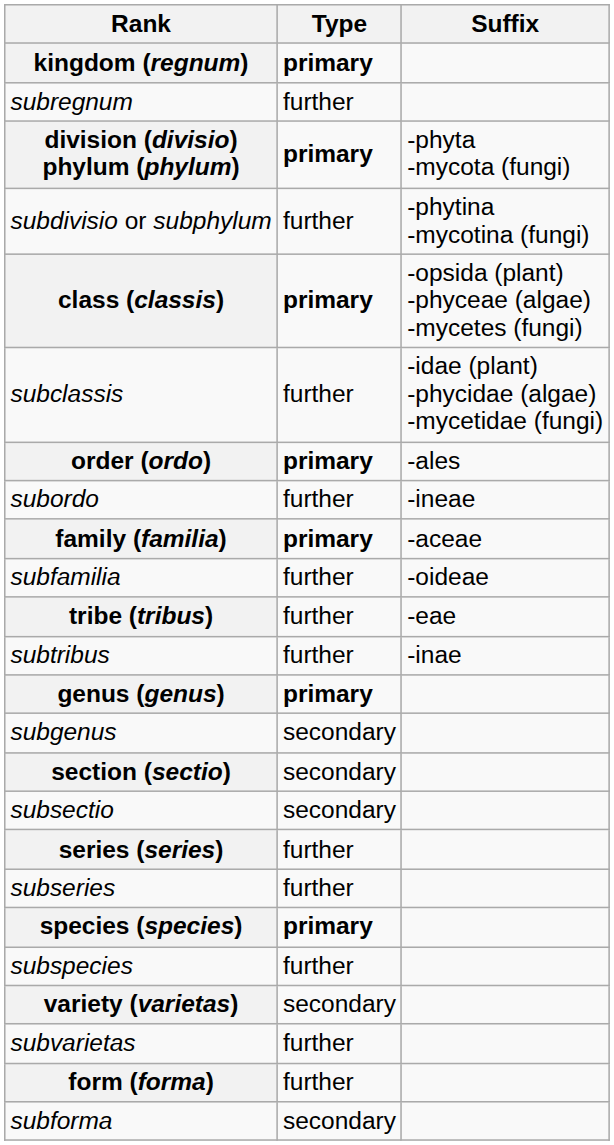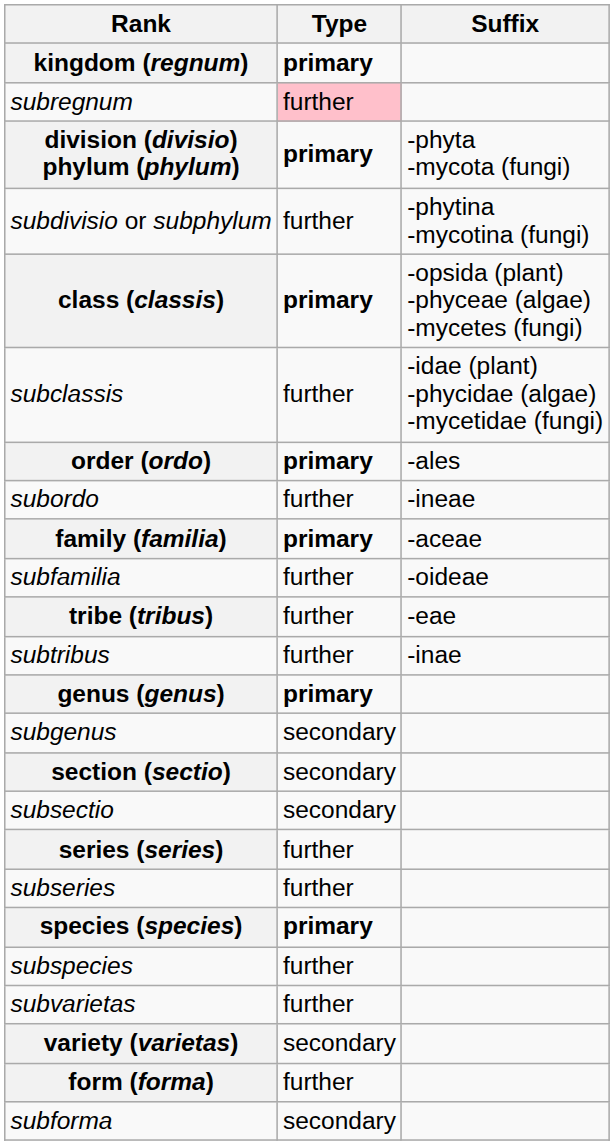(318, 101) no background -> (318, 101) pink background
rows swapped: (141, 1004) <-> (73, 1043)
